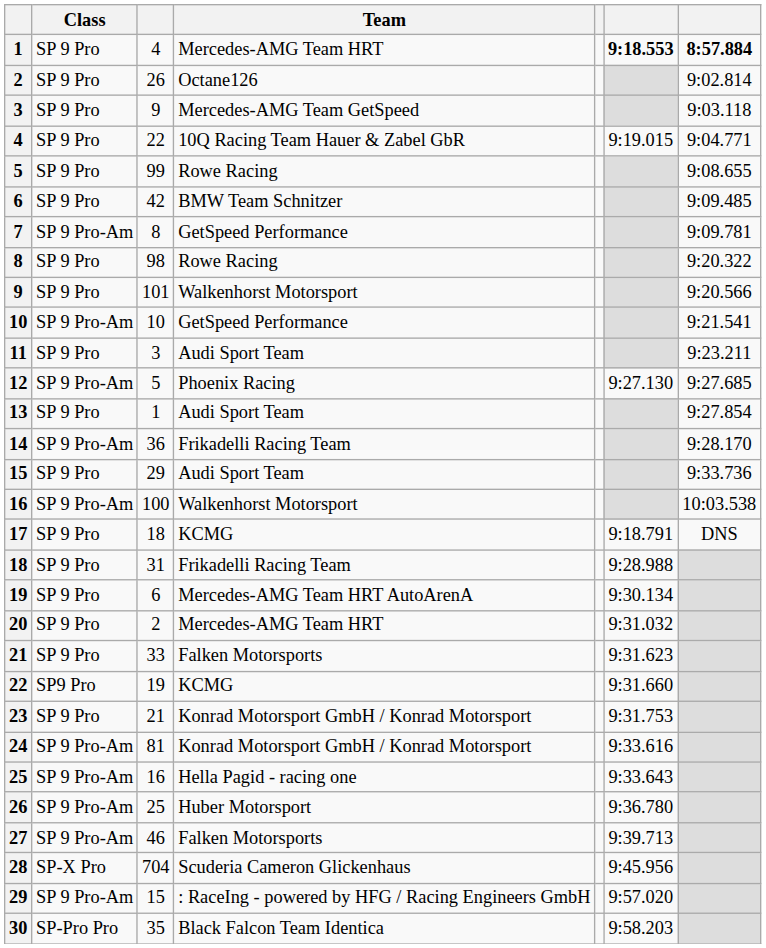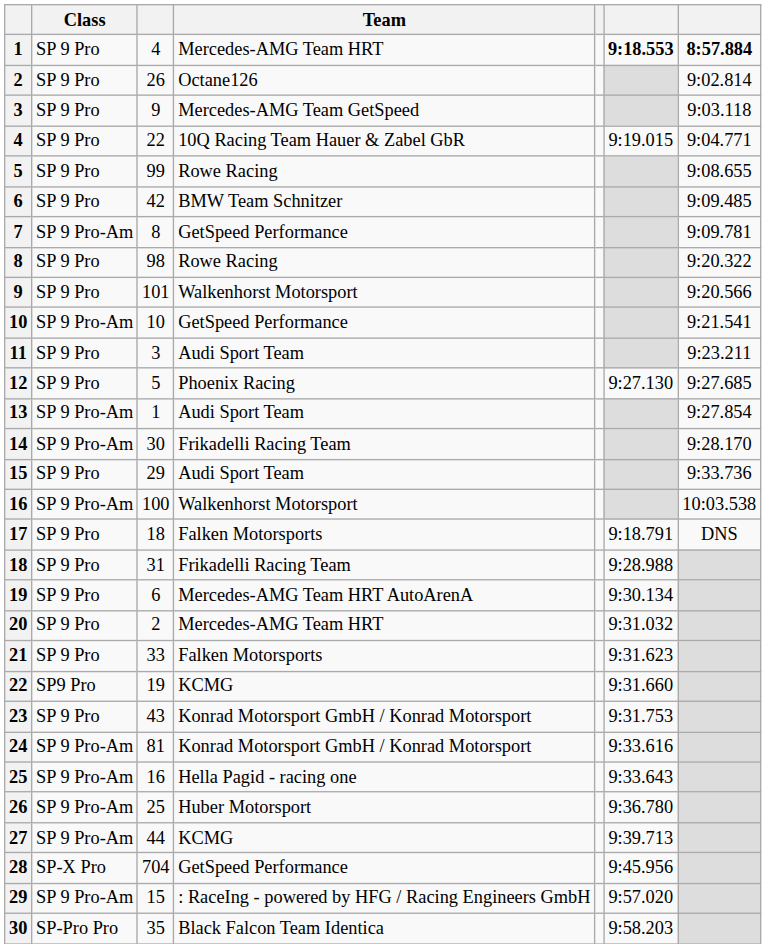(85, 382) SP 9 Pro-Am -> (68, 382) SP 9 Pro
(68, 413) SP 9 Pro -> (85, 413) SP 9 Pro-Am
(156, 443) 36 -> (156, 443) 30
(206, 534) KCMG -> (250, 534) Falken Motorsports
(156, 715) 21 -> (156, 715) 43
(156, 837) 46 -> (156, 837) 44
(250, 837) Falken Motorsports -> (206, 837) KCMG
(294, 867) Scuderia Cameron Glickenhaus -> (263, 867) GetSpeed Performance
